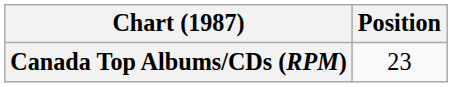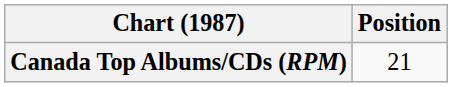(399, 61) 23 -> (399, 61) 21
